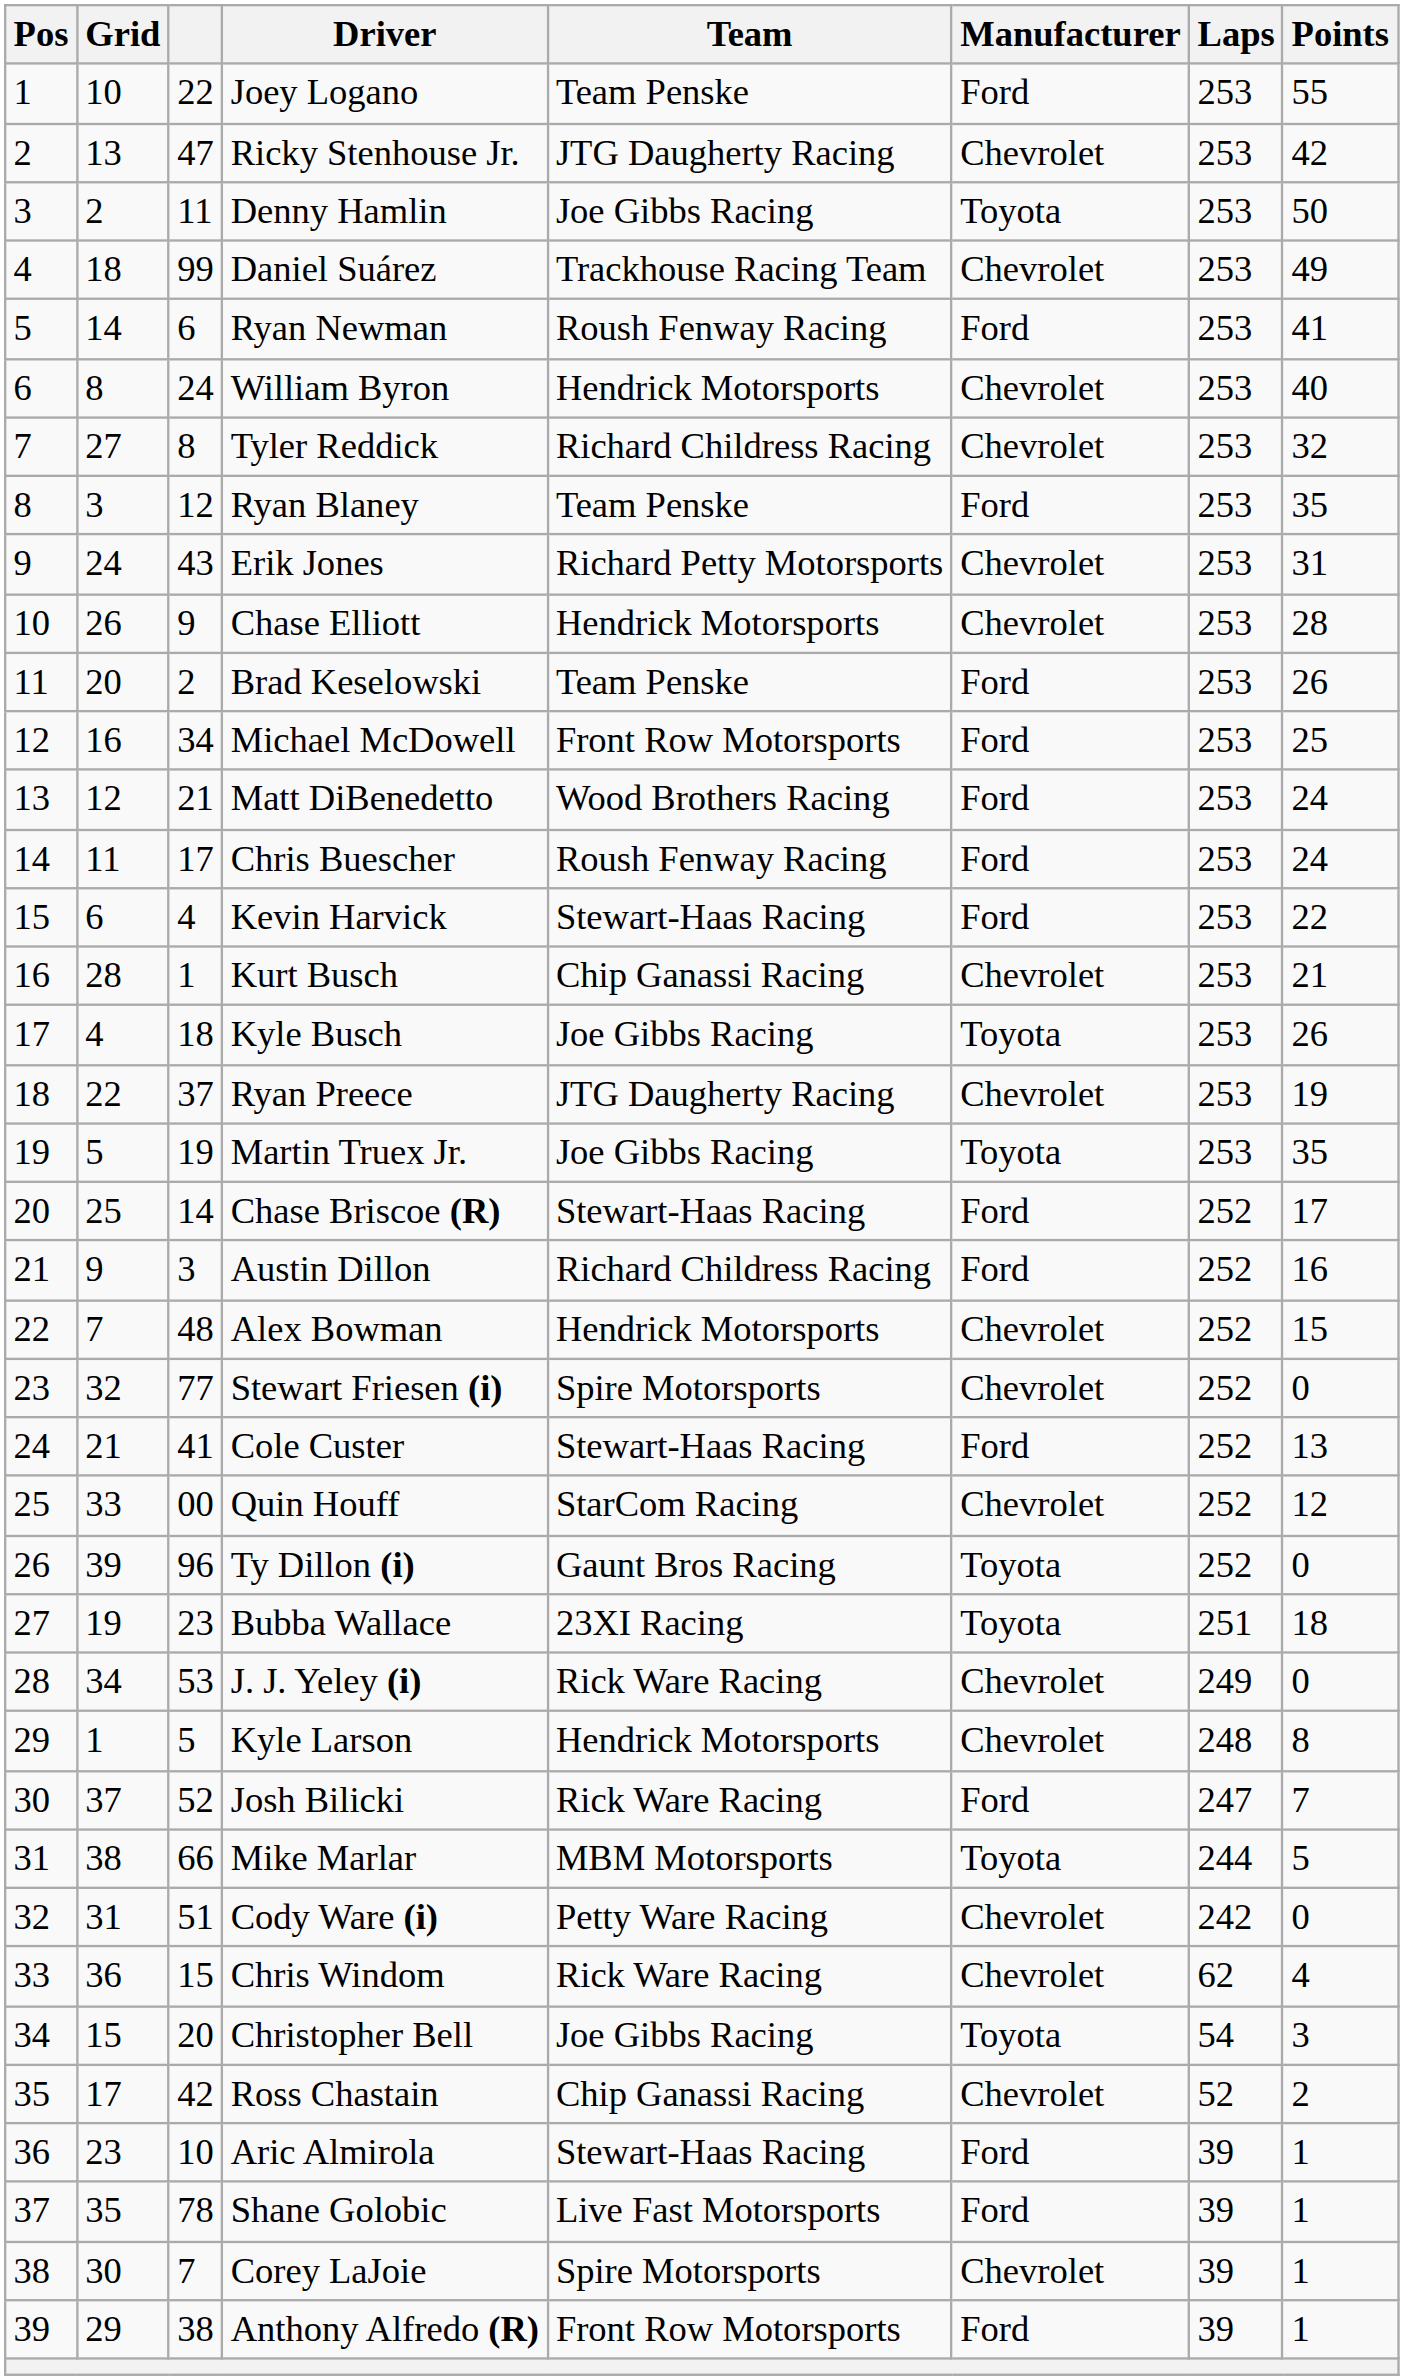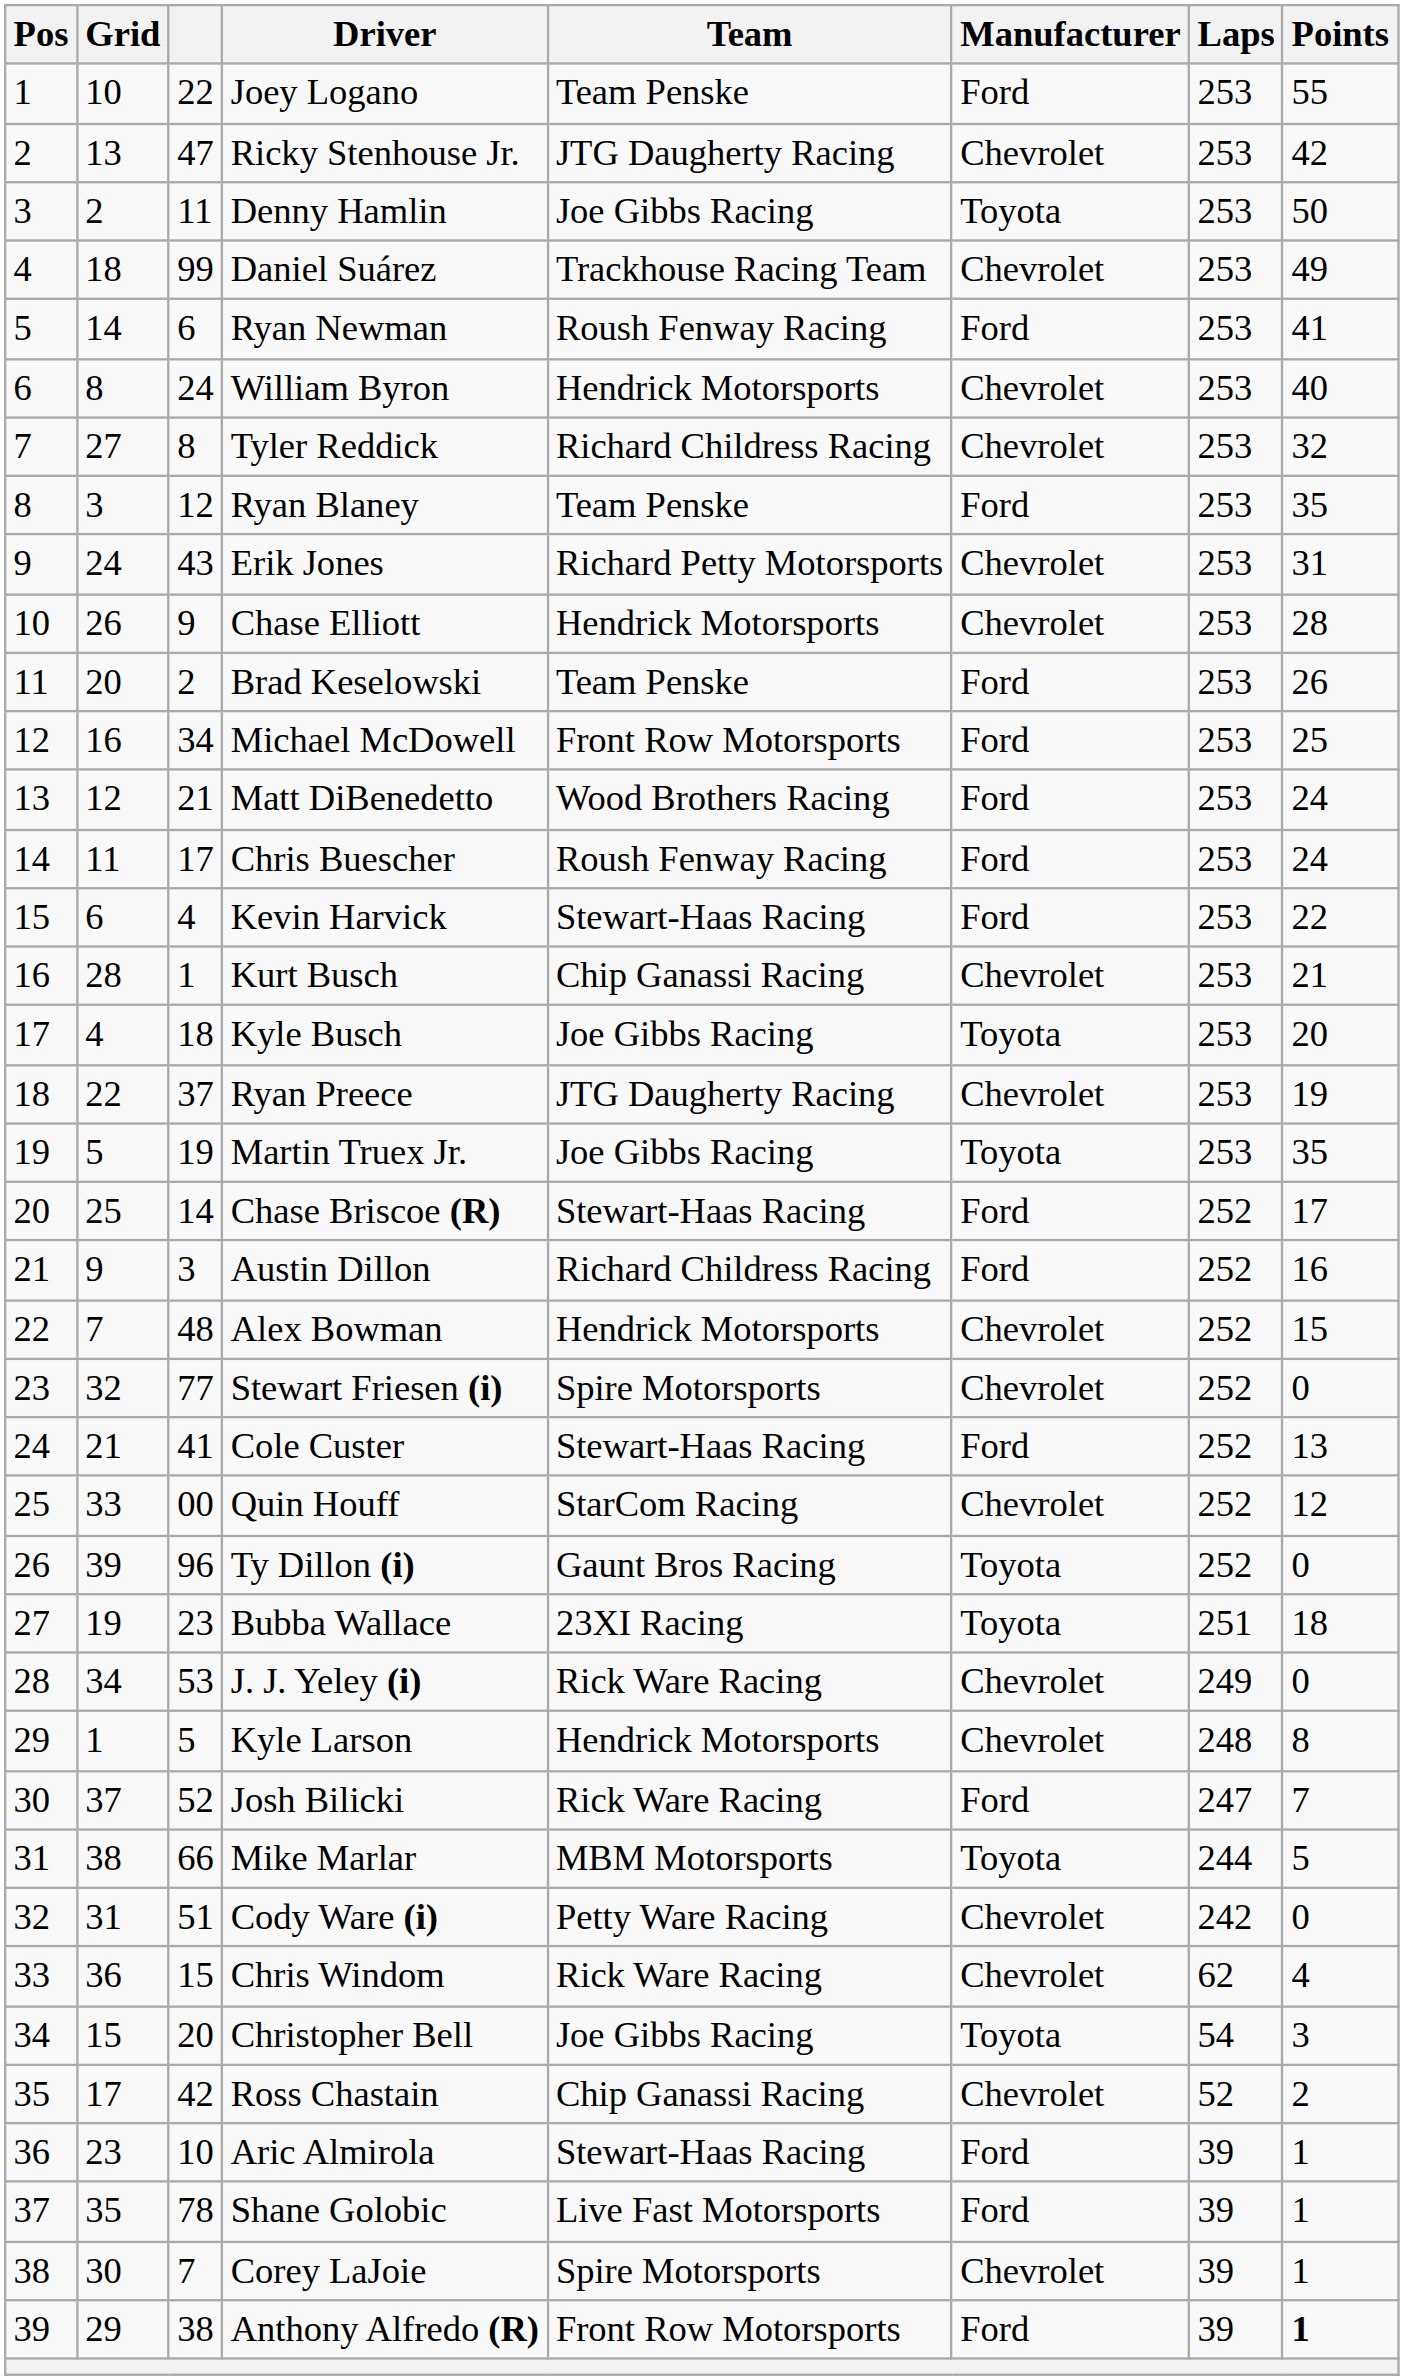(1310, 1033) 26 -> (1310, 1033) 20
(1301, 2328) normal -> (1301, 2328) bold
